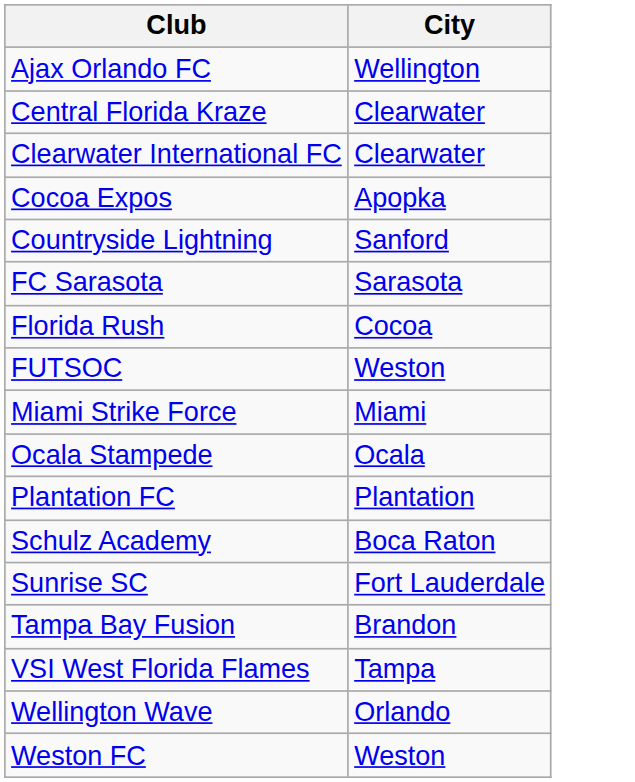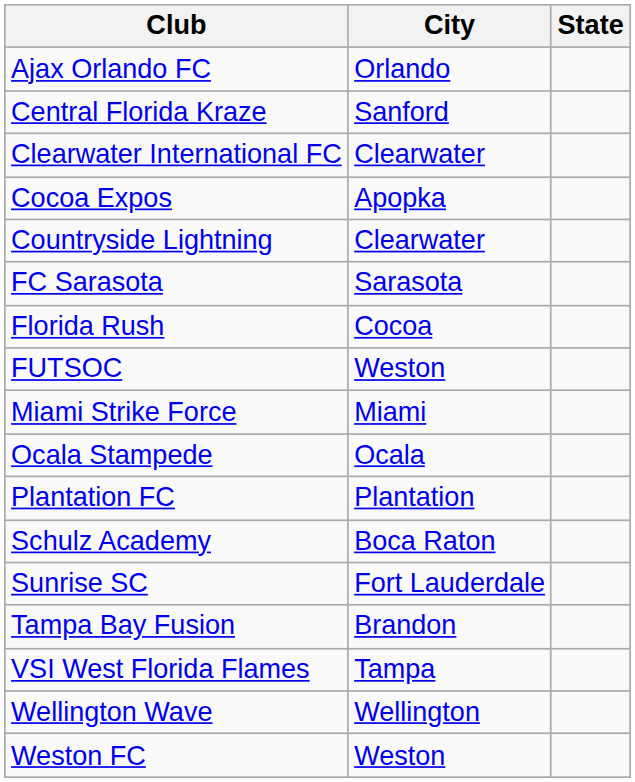+ column: (591, 25)
(417, 68) Wellington -> (402, 68) Orlando
(420, 111) Clearwater -> (402, 111) Sanford
(402, 240) Sanford -> (420, 240) Clearwater
(402, 712) Orlando -> (417, 712) Wellington
